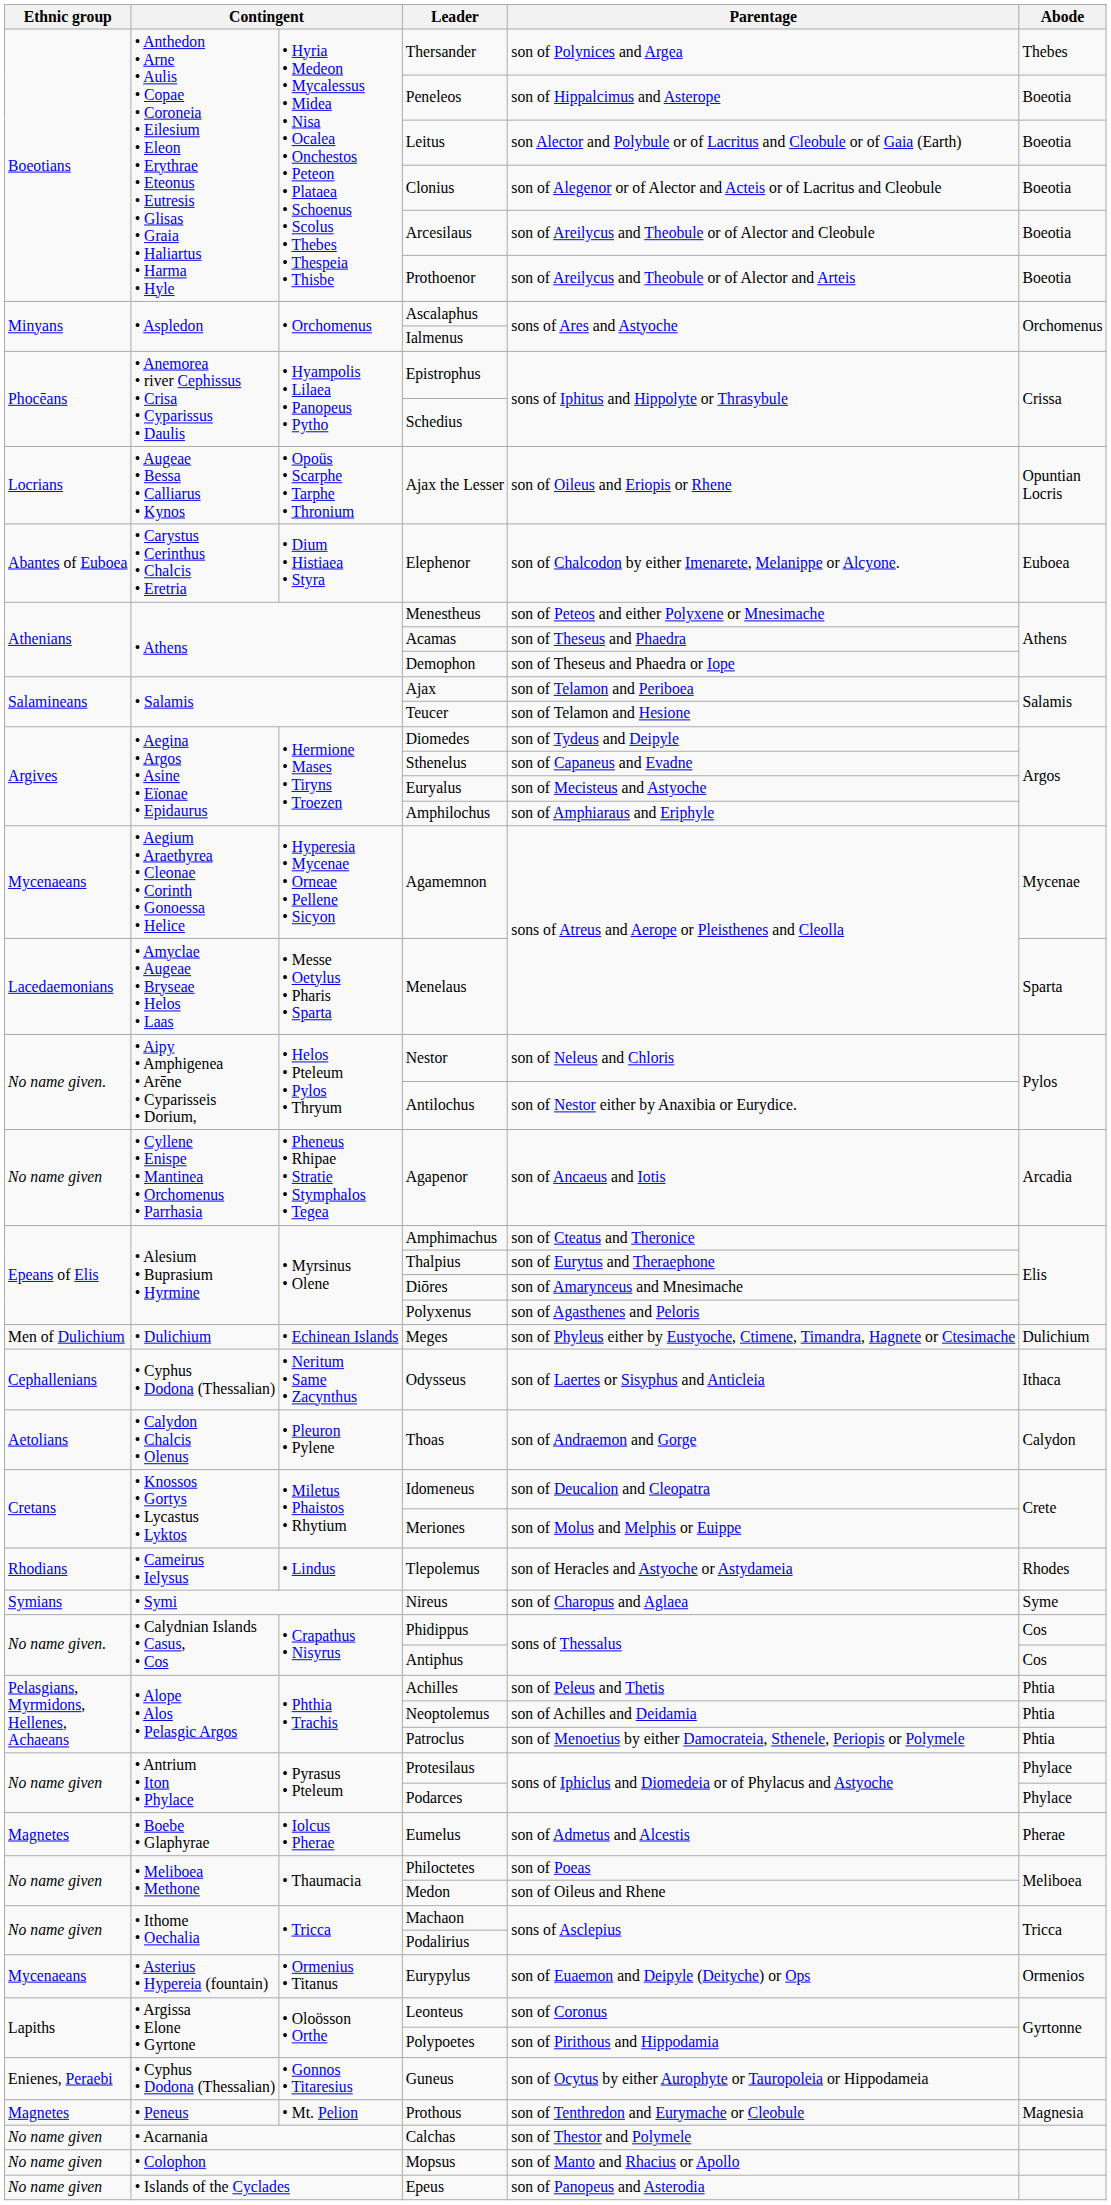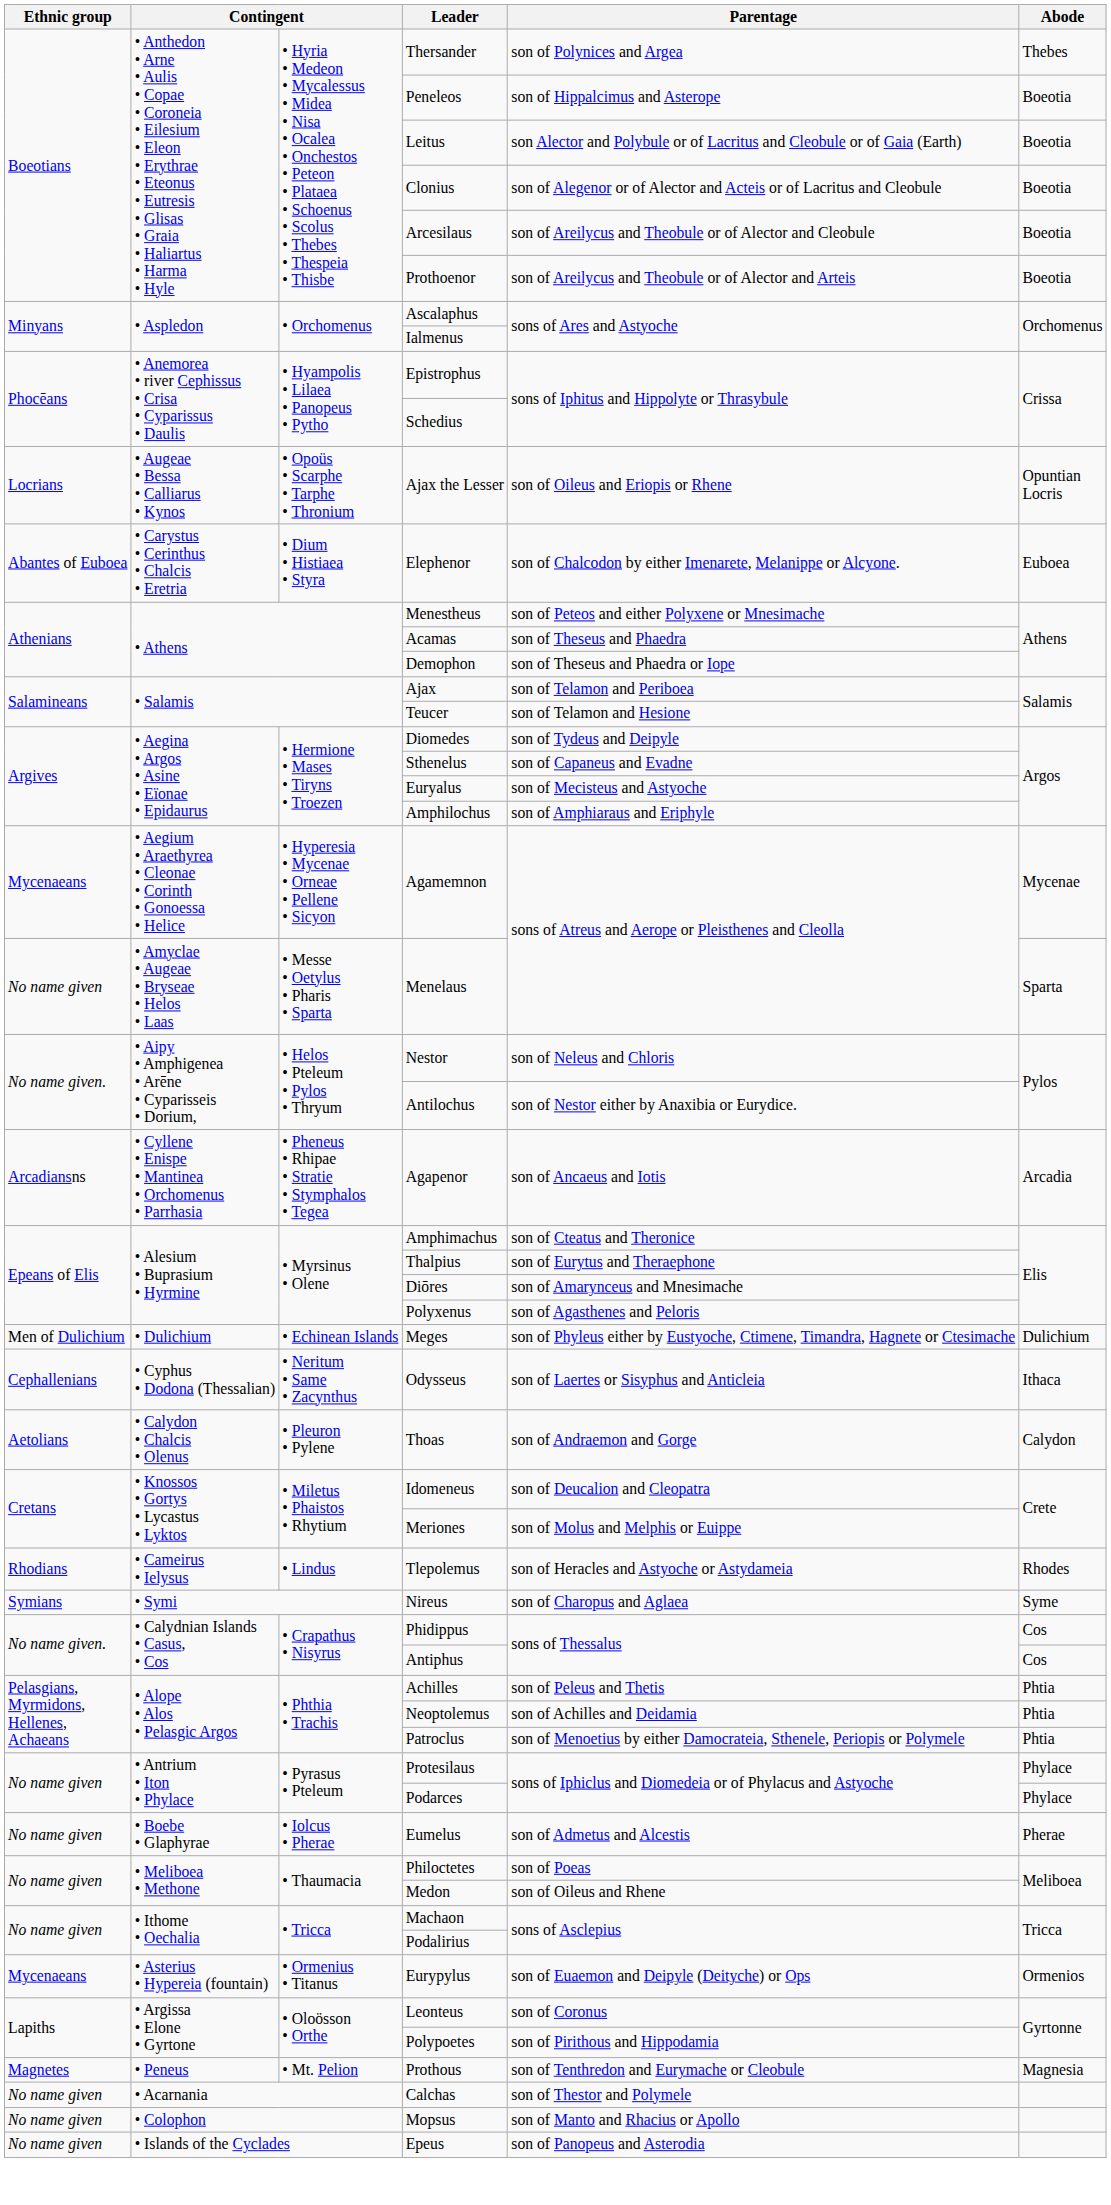(61, 986) Lacedaemonians -> (55, 986) No name given
(55, 1177) No name given -> (47, 1177) Arcadiansns
(39, 1834) Magnetes -> (55, 1834) No name given
- row: (430, 2078)
